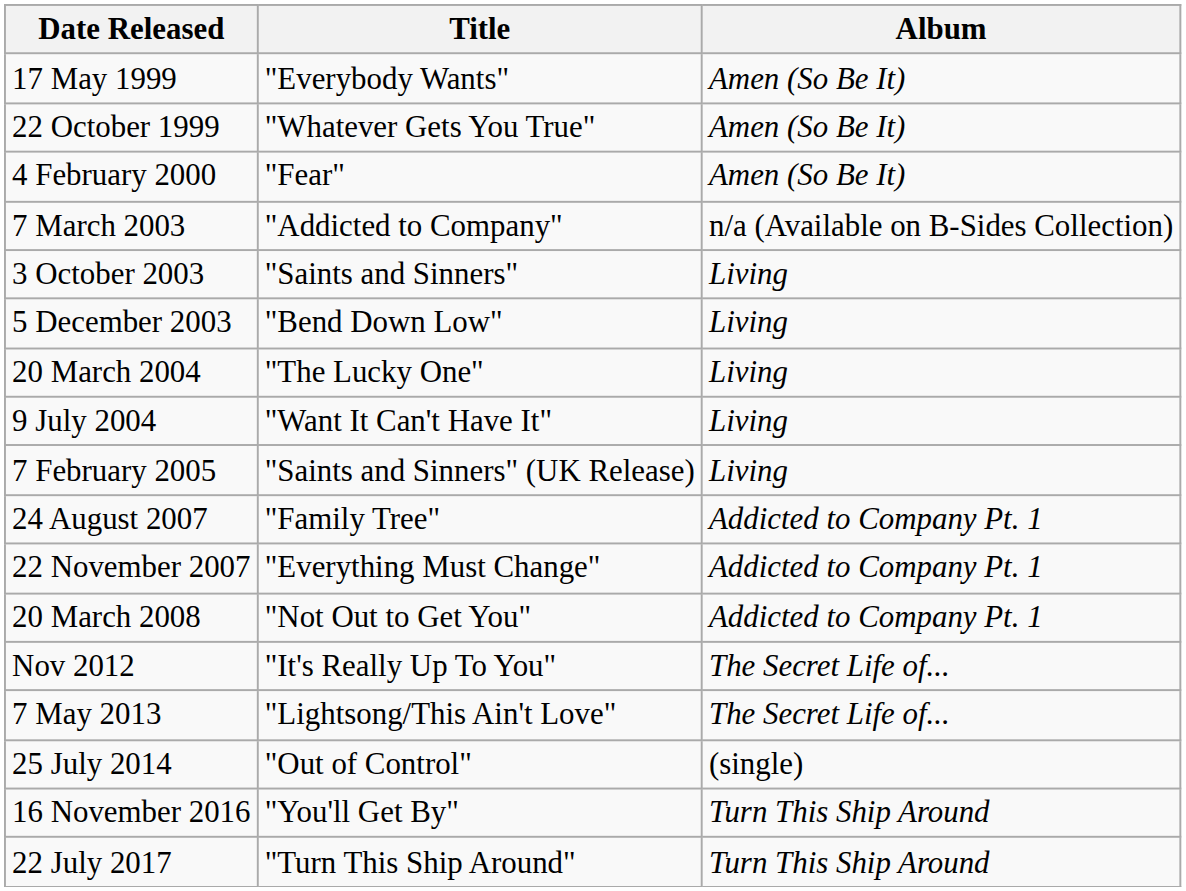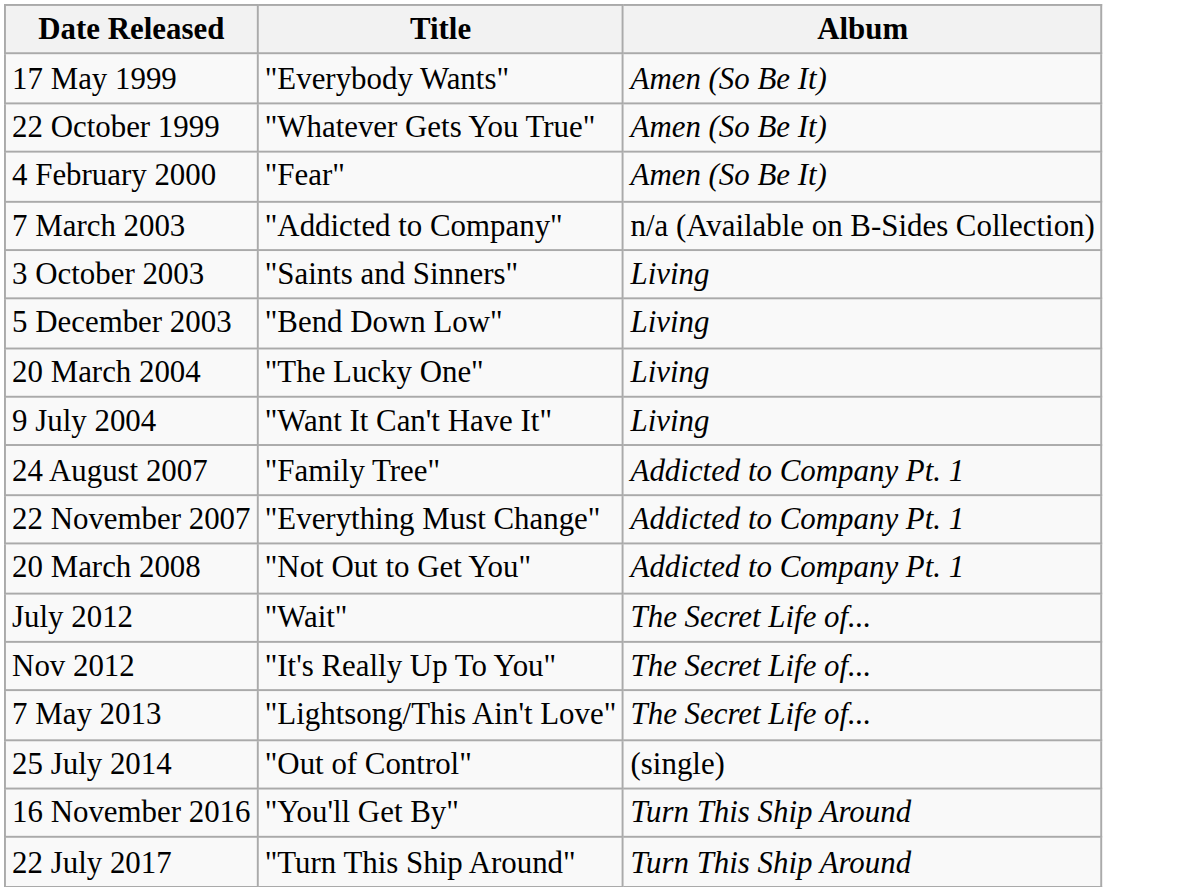- row: (114, 469)
+ row: (73, 616)
